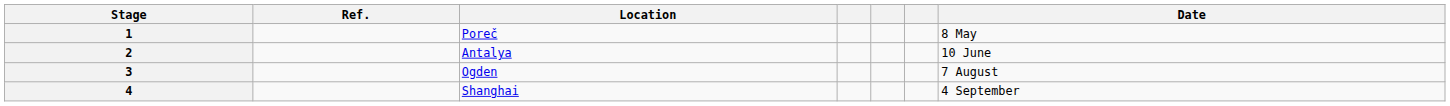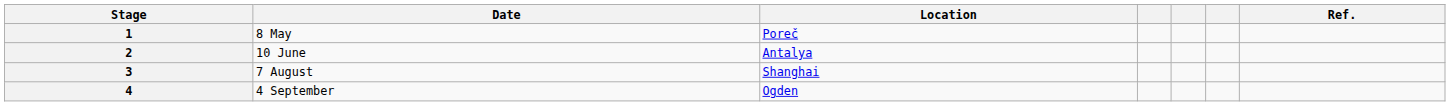columns swapped: (1192, 14) <-> (356, 14)
(480, 72) Ogden -> (791, 72) Shanghai
(490, 91) Shanghai -> (780, 91) Ogden
